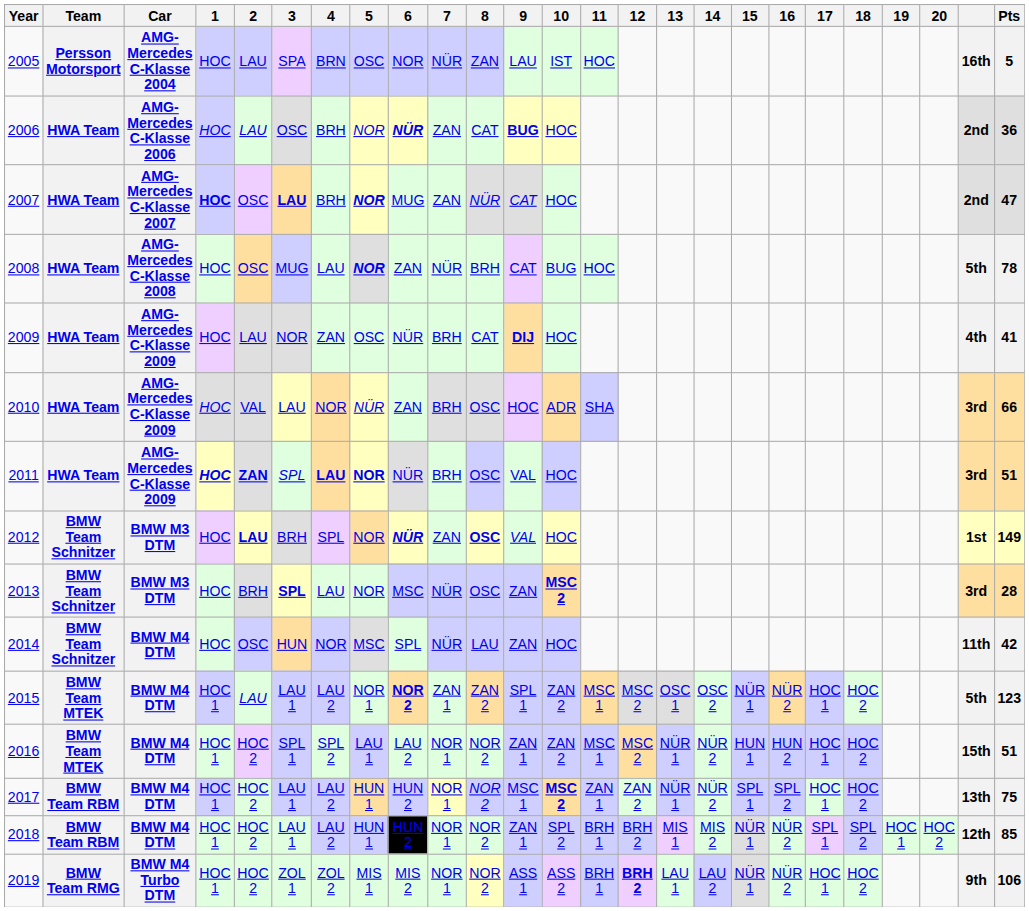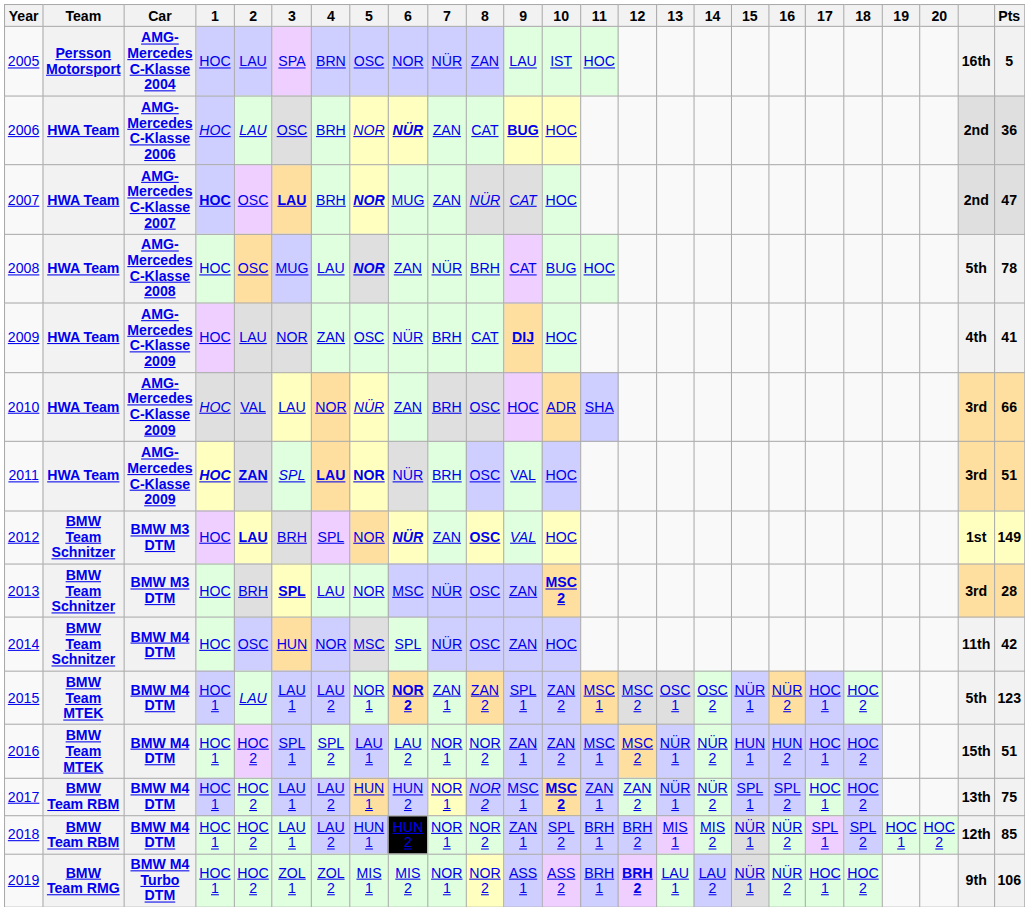(485, 644) LAU -> (485, 644) OSC
